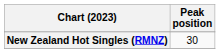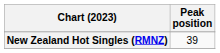(192, 40) 30 -> (192, 40) 39
